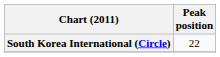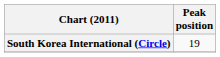(194, 43) 22 -> (194, 43) 19
